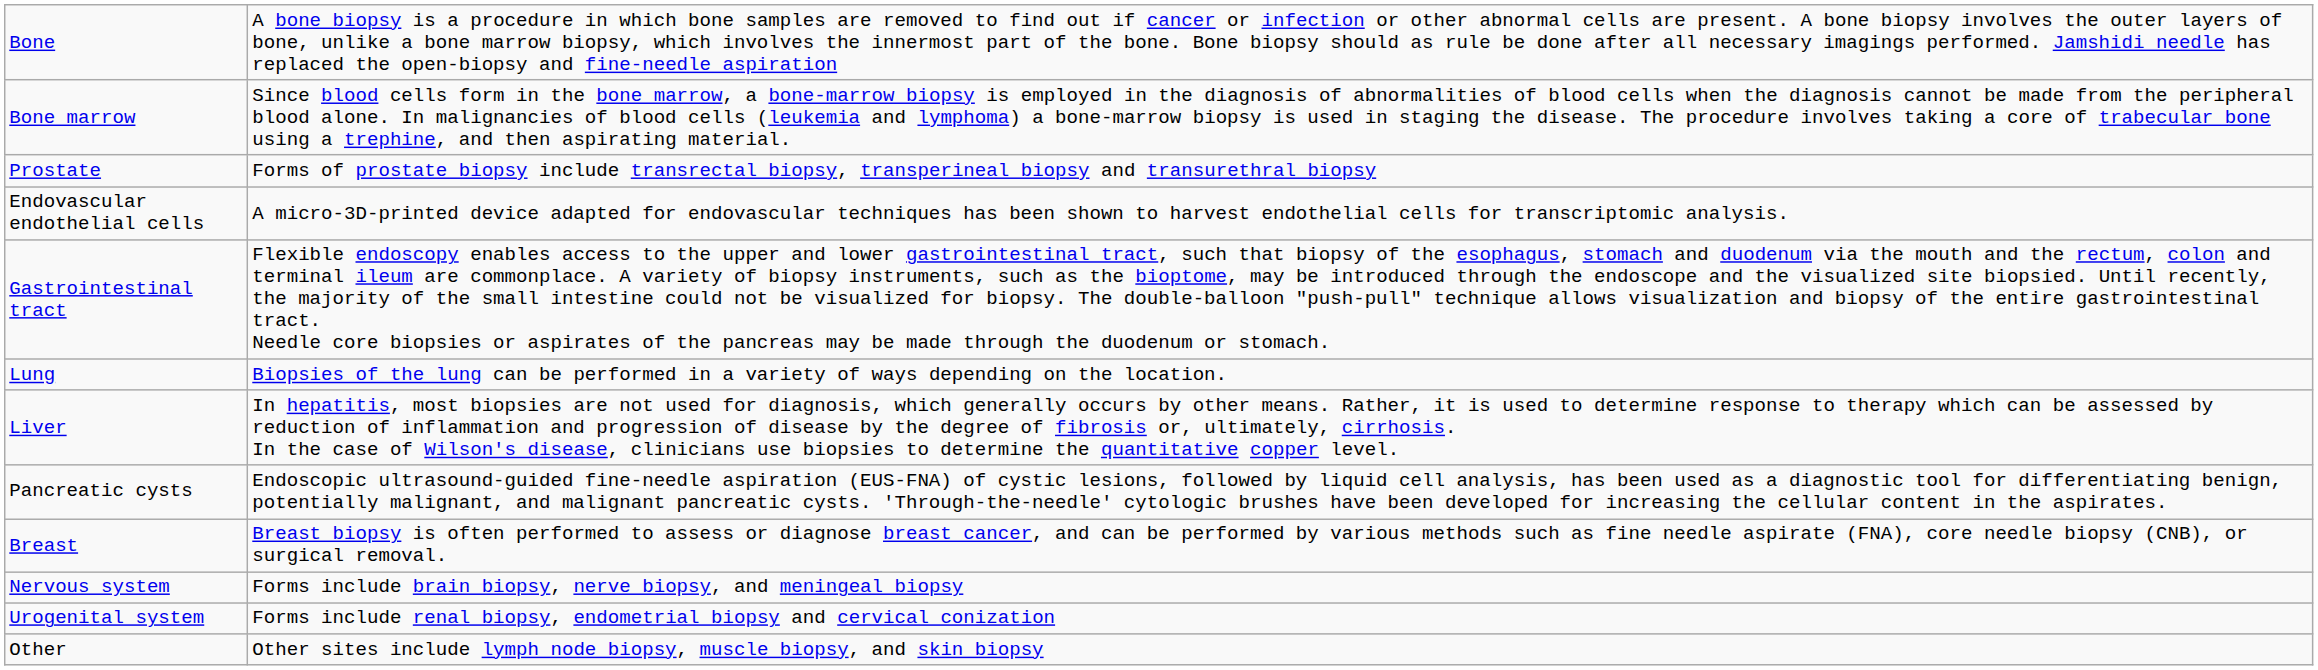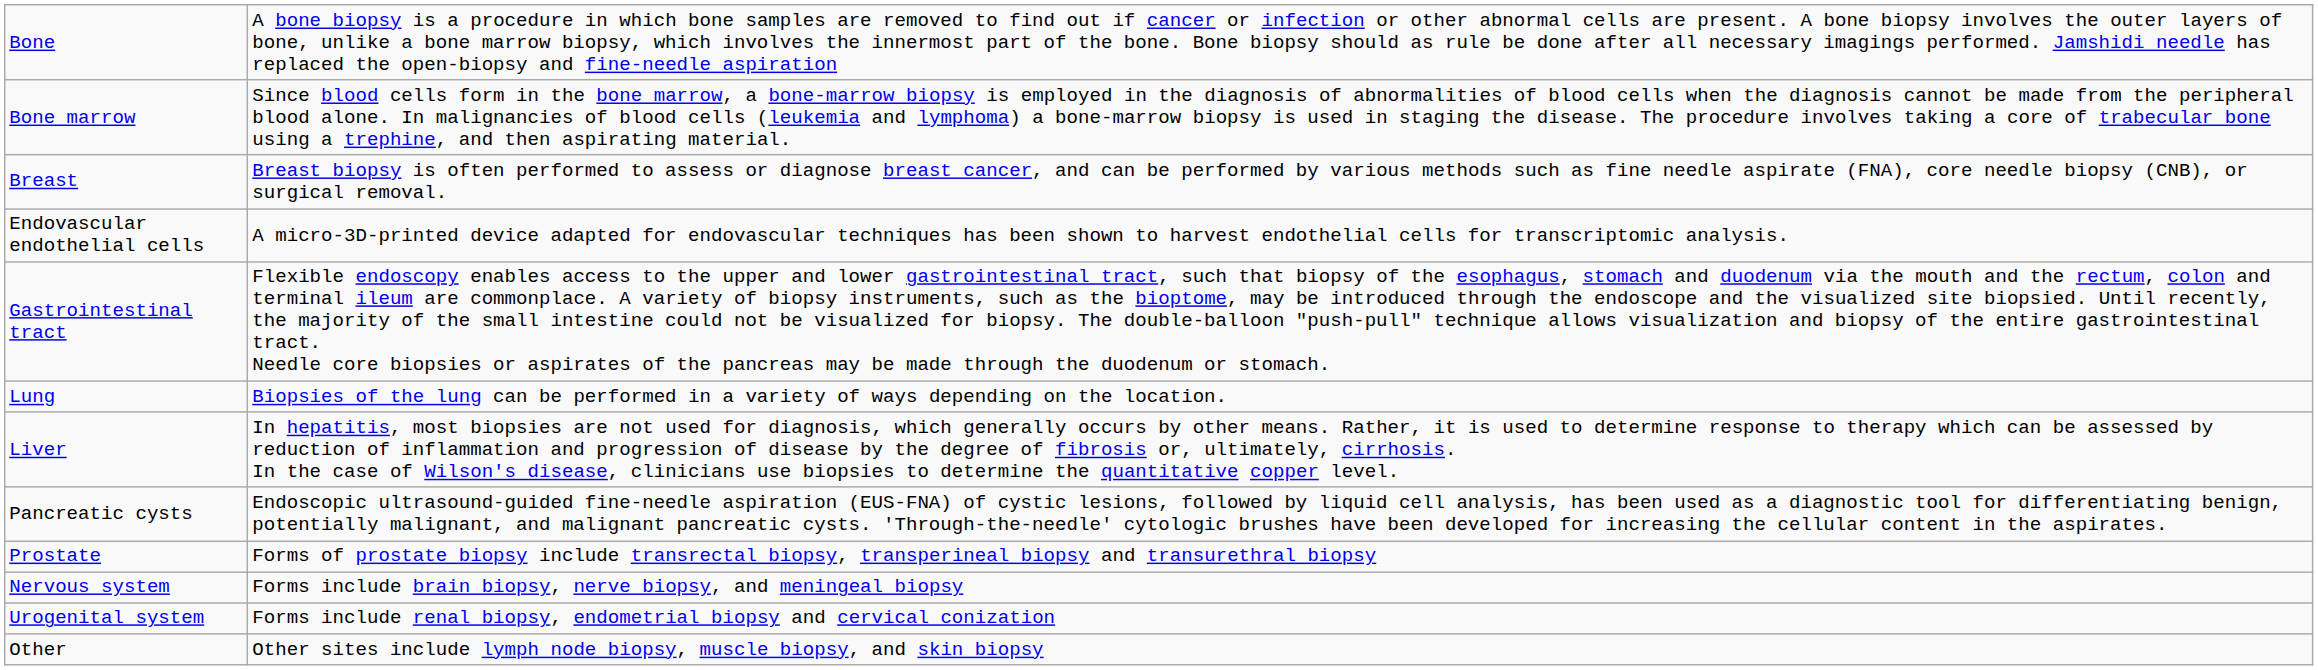rows swapped: (44, 545) <-> (55, 171)
